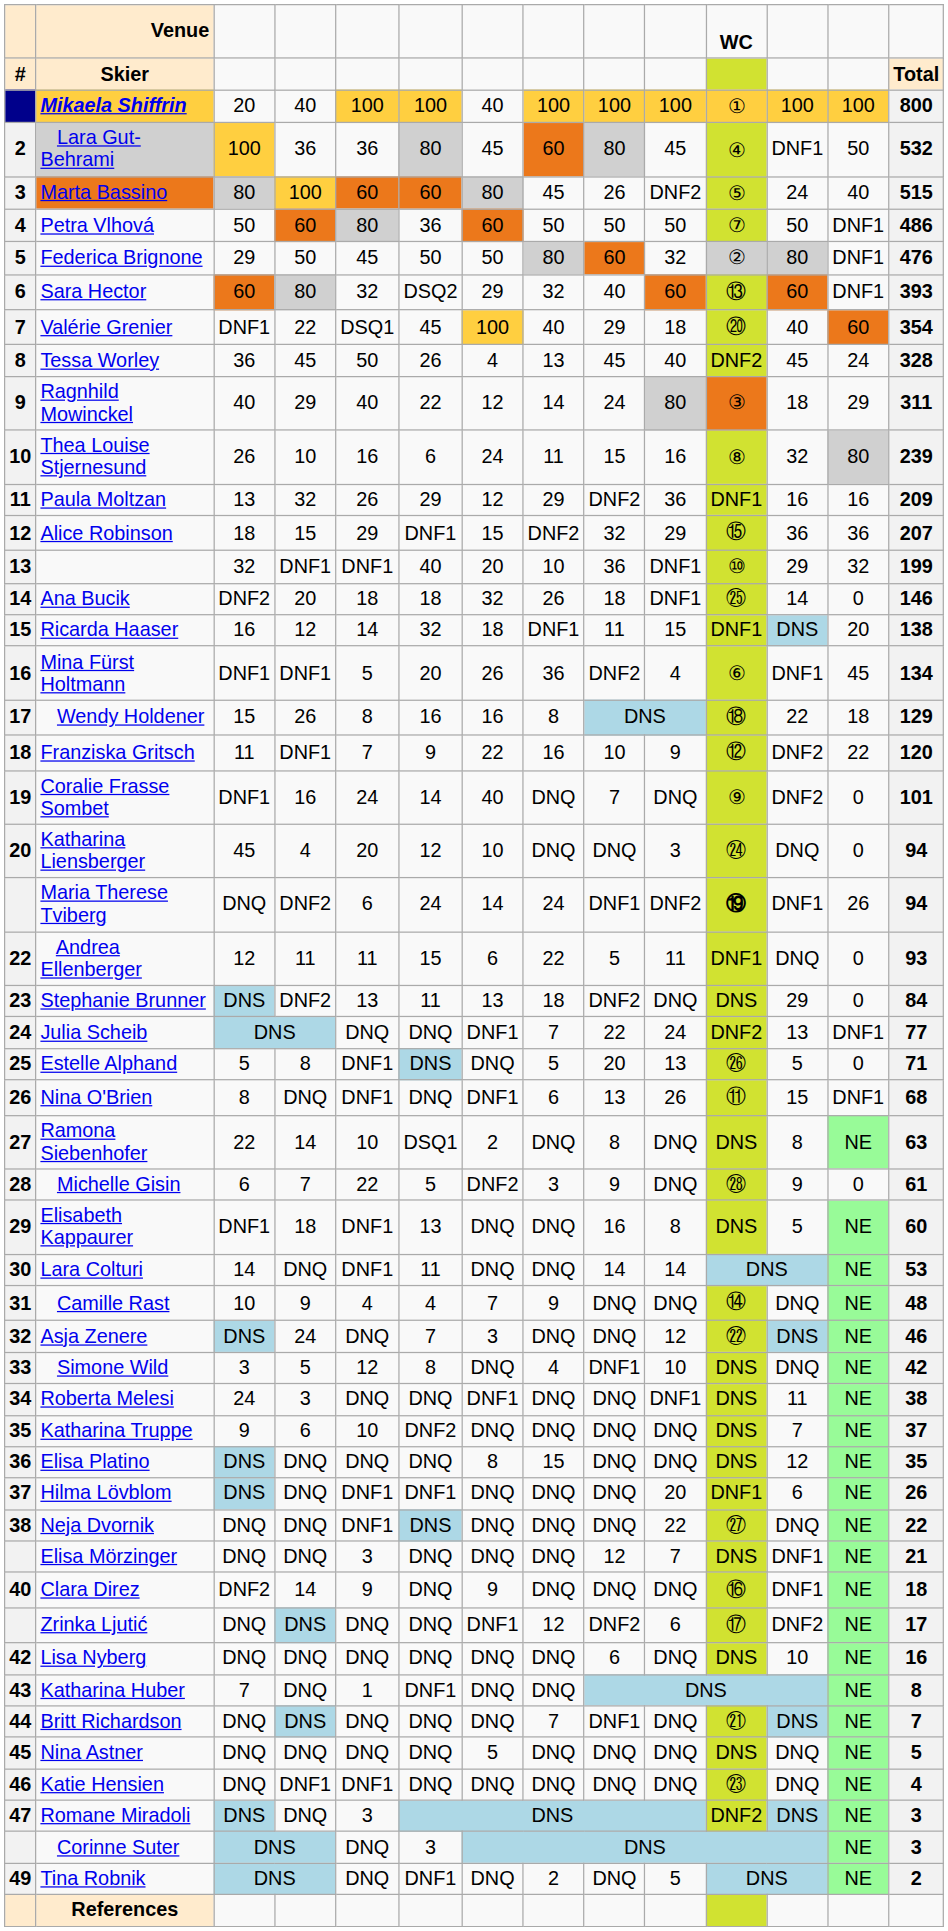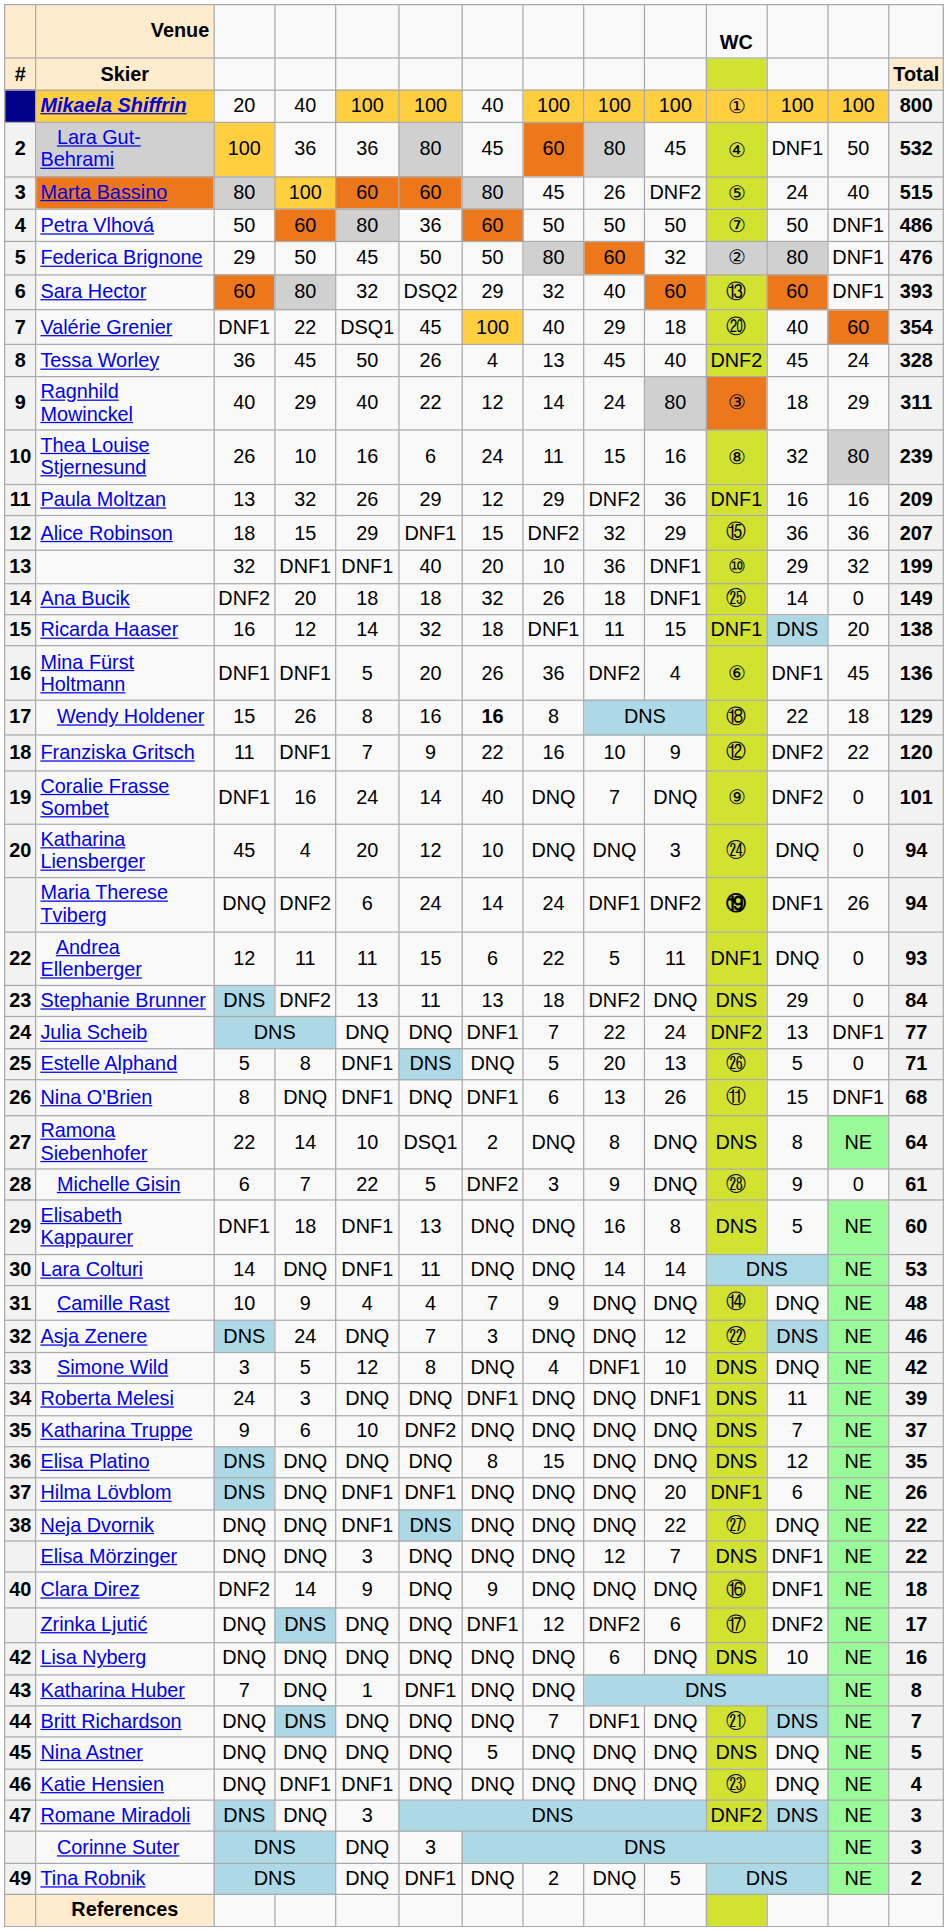(916, 598) 146 -> (916, 598) 149
(916, 672) 134 -> (916, 672) 136
(493, 717) normal -> (493, 717) bold
(916, 1141) 63 -> (916, 1141) 64
(916, 1399) 38 -> (916, 1399) 39
(916, 1556) 21 -> (916, 1556) 22
